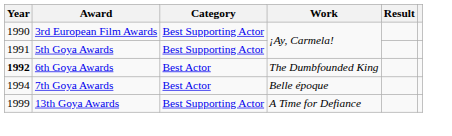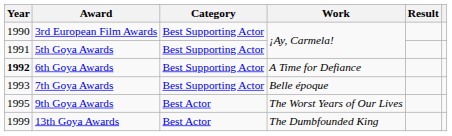(187, 67) Best Actor -> (213, 67) Best Supporting Actor
(324, 67) The Dumbfounded King -> (315, 67) A Time for Defiance
(18, 85) 1994 -> (18, 85) 1993
(187, 85) Best Actor -> (213, 85) Best Supporting Actor
+ row: (74, 103)
(213, 103) Best Supporting Actor -> (187, 121) Best Actor
(315, 103) A Time for Defiance -> (324, 121) The Dumbfounded King
